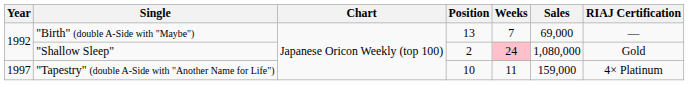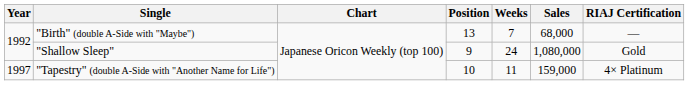(557, 32) 69,000 -> (557, 32) 68,000
(469, 51) 2 -> (469, 51) 9
(511, 51) pink background -> (511, 51) no background
